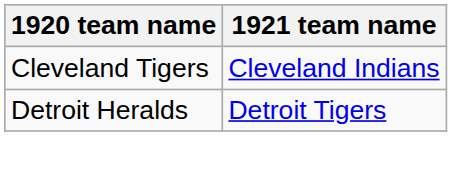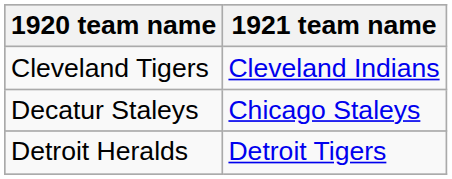+ row: (105, 109)
